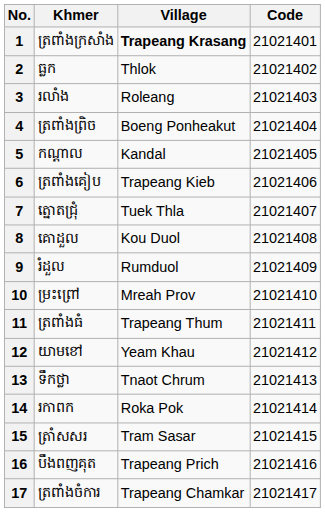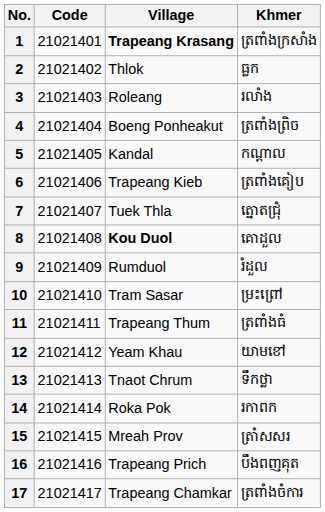columns swapped: (285, 15) <-> (76, 15)
(150, 239) normal -> (140, 239) bold
(158, 295) Mreah Prov -> (146, 295) Tram Sasar
(158, 436) Tram Sasar -> (146, 436) Mreah Prov
